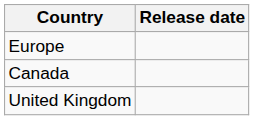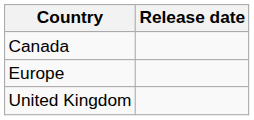rows swapped: (36, 45) <-> (39, 73)
